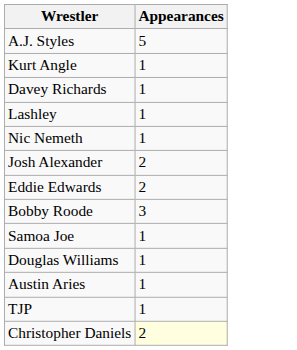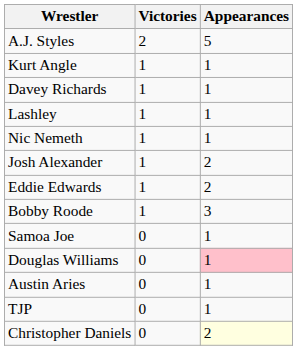+ column: (168, 16)
(142, 260) no background -> (208, 260) pink background
